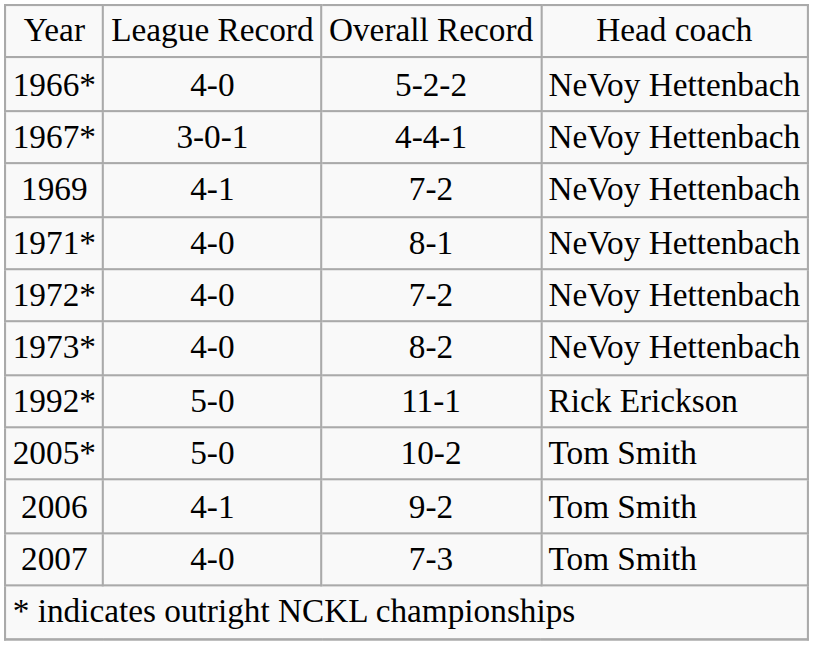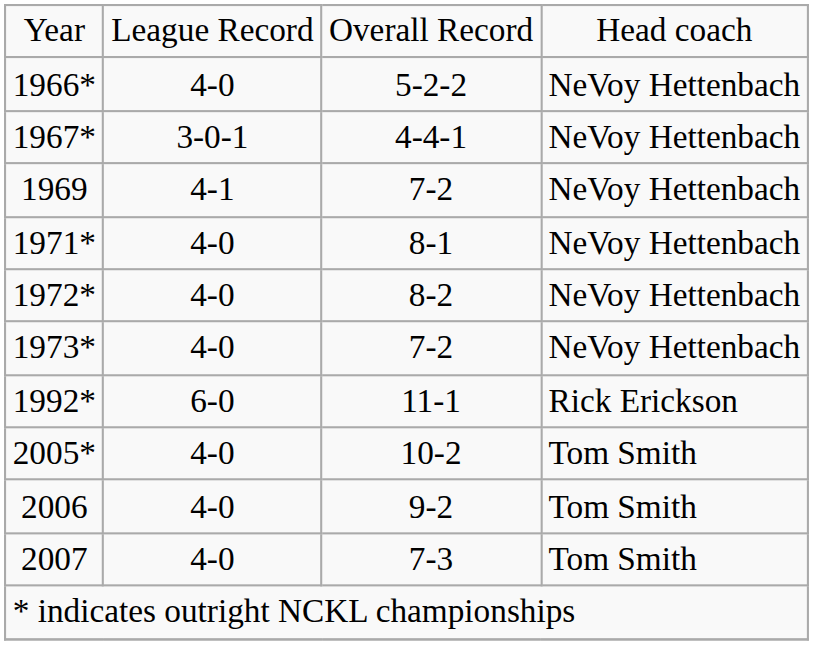(431, 294) 7-2 -> (431, 294) 8-2
(431, 347) 8-2 -> (431, 347) 7-2
(212, 400) 5-0 -> (212, 400) 6-0
(212, 453) 5-0 -> (212, 453) 4-0
(212, 505) 4-1 -> (212, 505) 4-0
